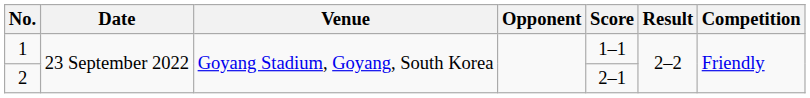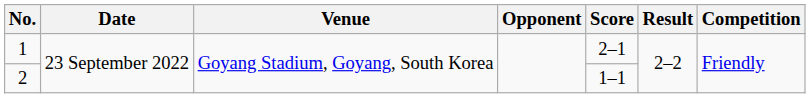(612, 48) 1–1 -> (612, 48) 2–1
(612, 78) 2–1 -> (612, 78) 1–1
